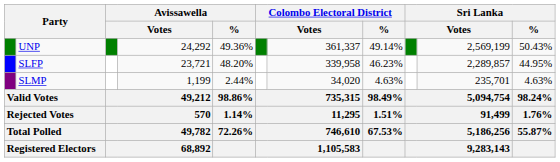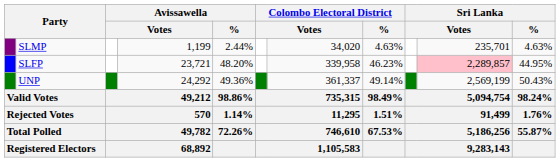rows swapped: (29, 47) <-> (32, 81)
(488, 64) no background -> (488, 64) pink background
